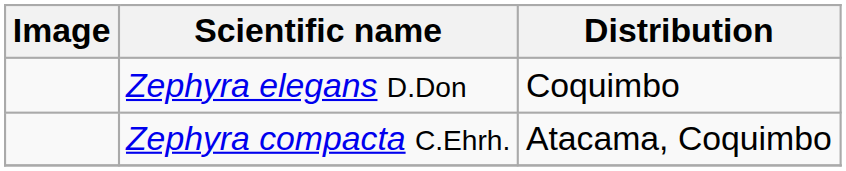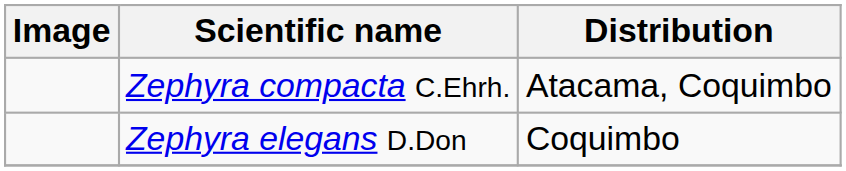rows swapped: (318, 138) <-> (296, 84)
